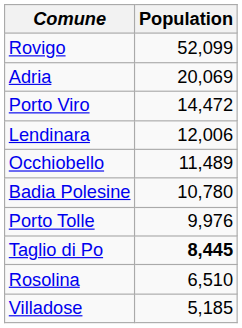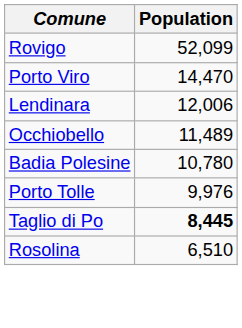- row: (30, 76)
(205, 105) 14,472 -> (205, 76) 14,470
- row: (46, 308)
